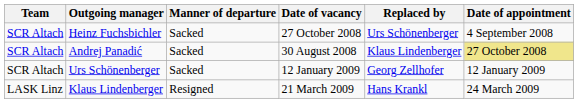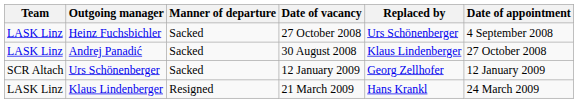(35, 32) SCR Altach -> (35, 32) LASK Linz
(35, 51) SCR Altach -> (35, 51) LASK Linz
(507, 51) khaki background -> (507, 51) no background
